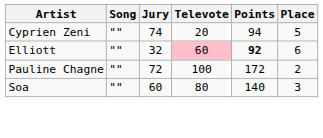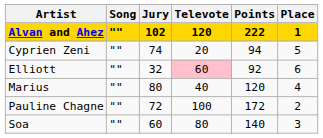+ row: (56, 32)
(255, 51) bold -> (255, 69) normal
+ row: (29, 87)
